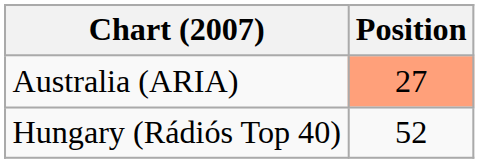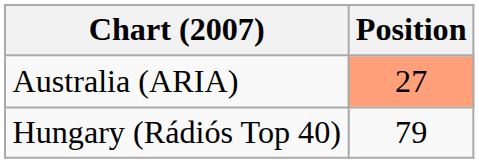(411, 132) 52 -> (411, 132) 79
